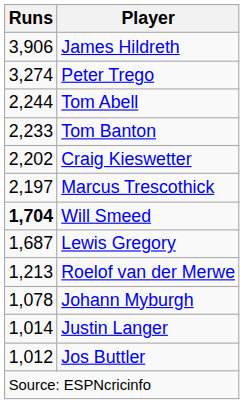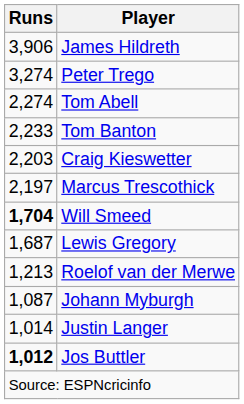(31, 103) 2,244 -> (31, 103) 2,274
(31, 159) 2,202 -> (31, 159) 2,203
(31, 300) 1,078 -> (31, 300) 1,087
(31, 356) normal -> (31, 356) bold
